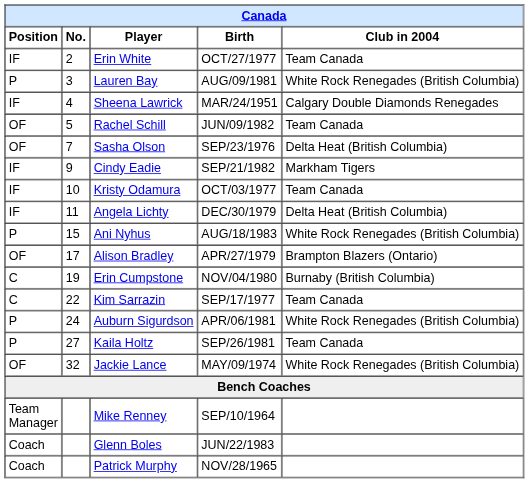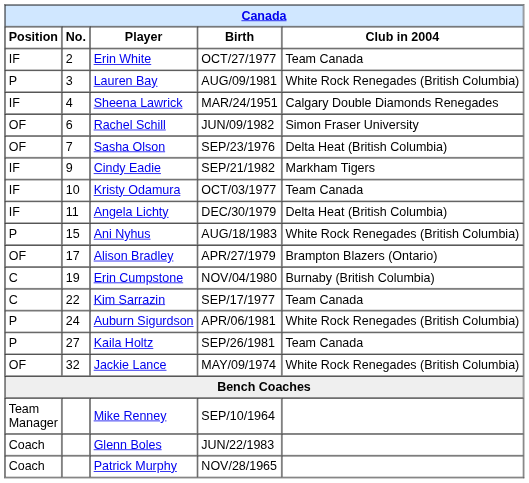(69, 125) 5 -> (69, 125) 6
(324, 125) Team Canada -> (352, 125) Simon Fraser University
